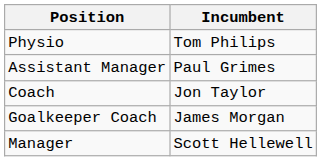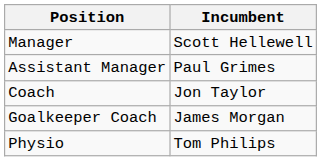rows swapped: (41, 143) <-> (36, 42)
